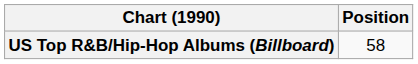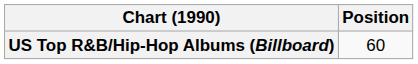(376, 44) 58 -> (376, 44) 60
